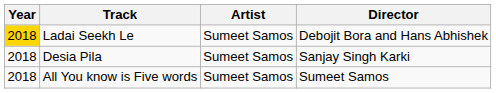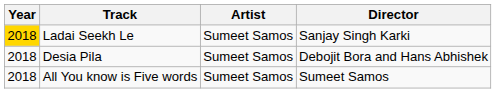(394, 35) Debojit Bora and Hans Abhishek -> (354, 35) Sanjay Singh Karki
(354, 56) Sanjay Singh Karki -> (394, 56) Debojit Bora and Hans Abhishek
